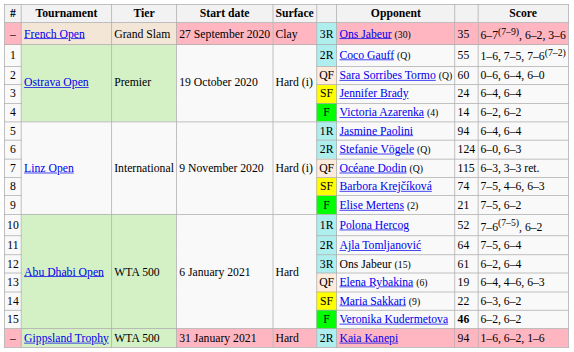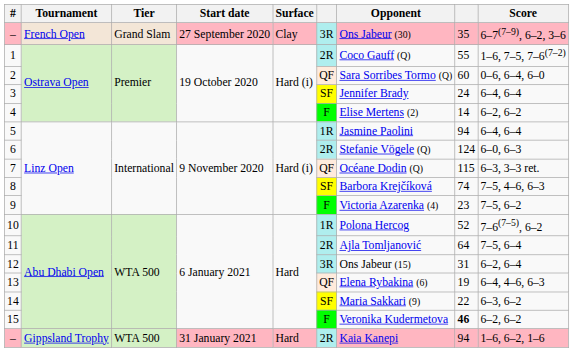(389, 112) Victoria Azarenka (4) -> (379, 112) Elise Mertens (2)
(379, 205) Elise Mertens (2) -> (389, 205) Victoria Azarenka (4)
(463, 205) 21 -> (463, 205) 23
(463, 264) 61 -> (463, 264) 31
